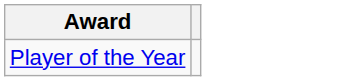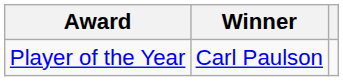+ column: (259, 22)
